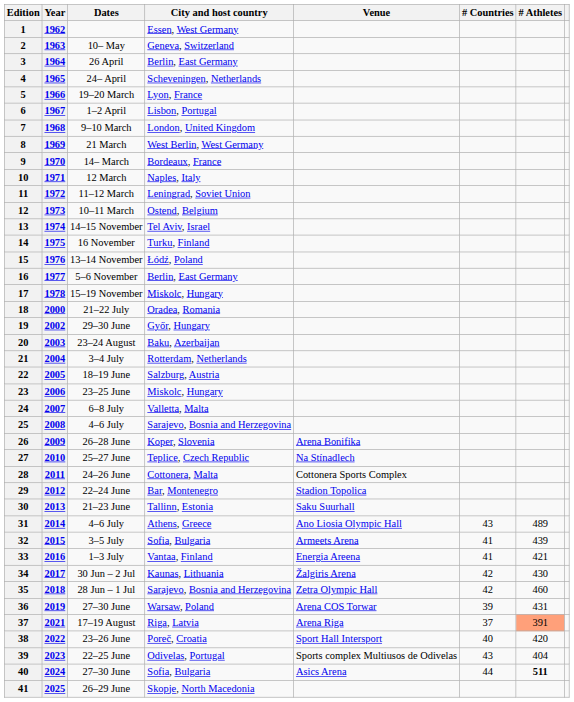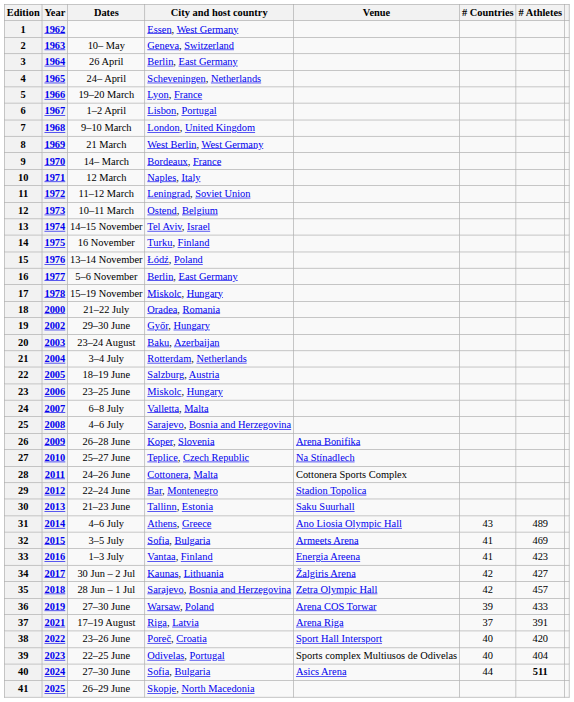(540, 540) 439 -> (540, 540) 469
(540, 557) 421 -> (540, 557) 423
(540, 573) 430 -> (540, 573) 427
(540, 590) 460 -> (540, 590) 457
(540, 606) 431 -> (540, 606) 433
(540, 623) lightsalmon background -> (540, 623) no background
(488, 656) 43 -> (488, 656) 40
